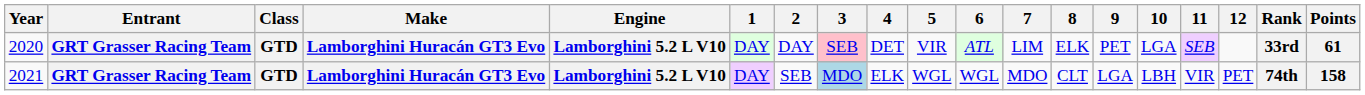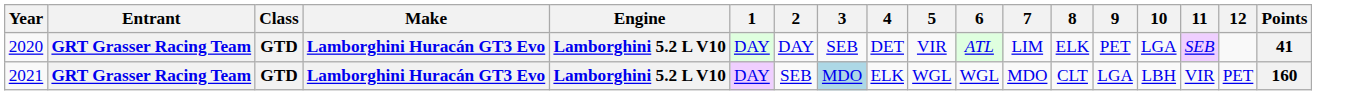- column: (1282, 18)
(842, 46) pink background -> (842, 46) no background
(1333, 46) 61 -> (1285, 46) 41
(1333, 75) 158 -> (1285, 75) 160
